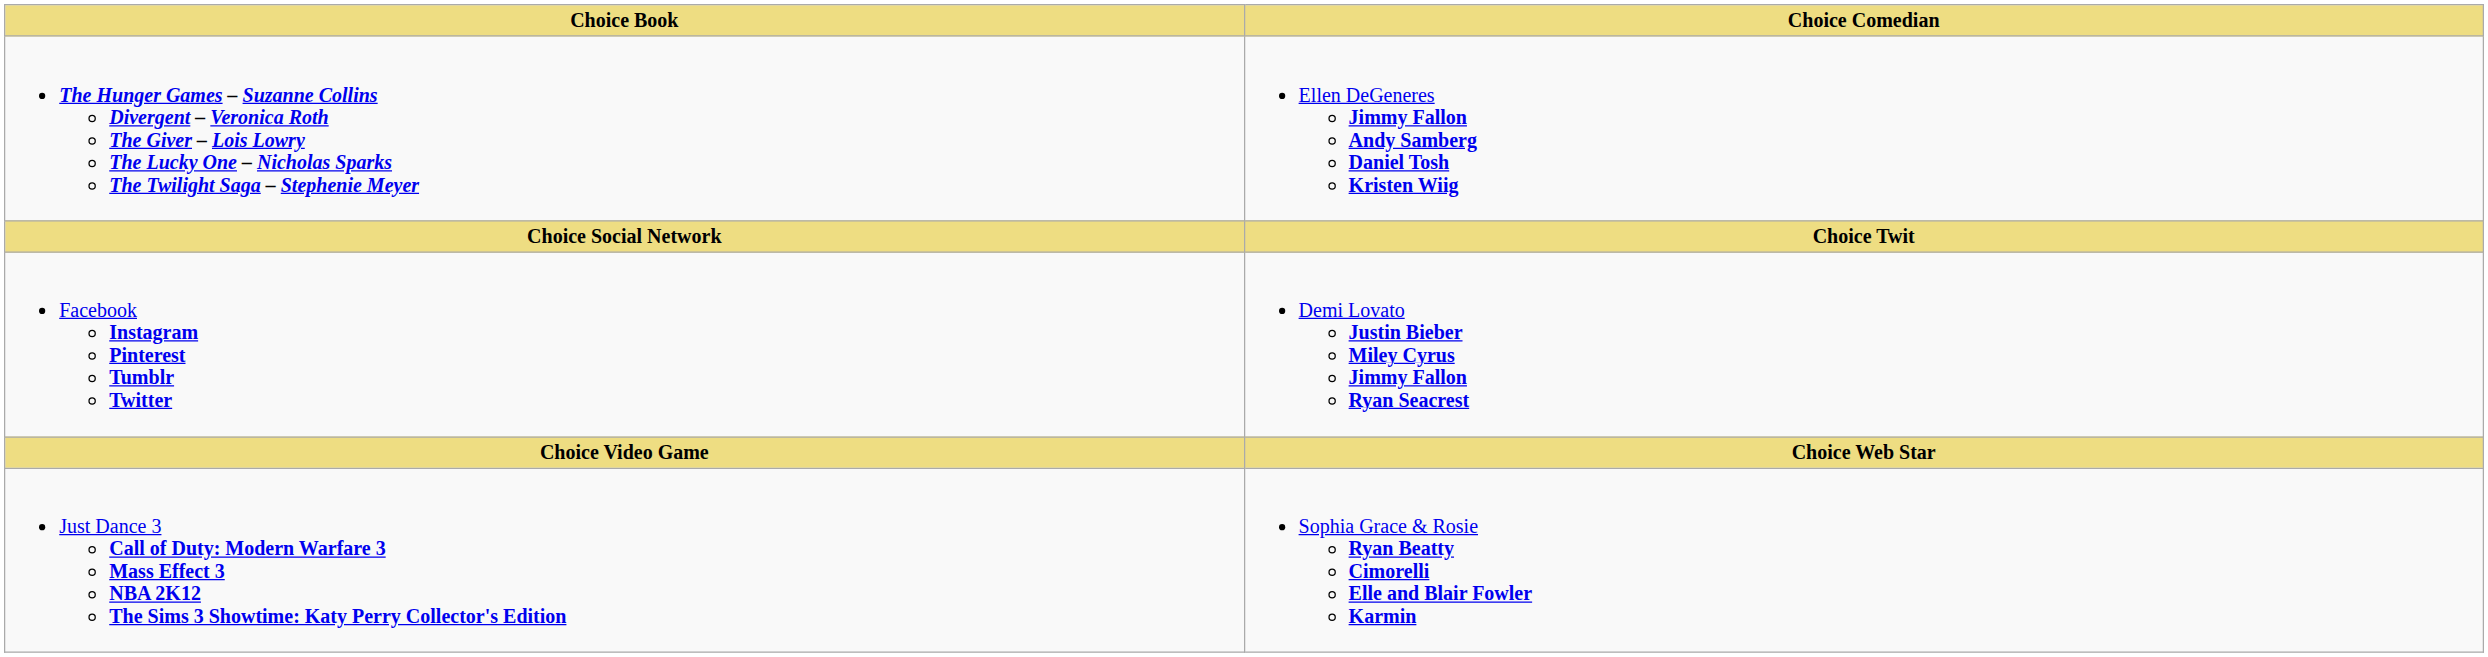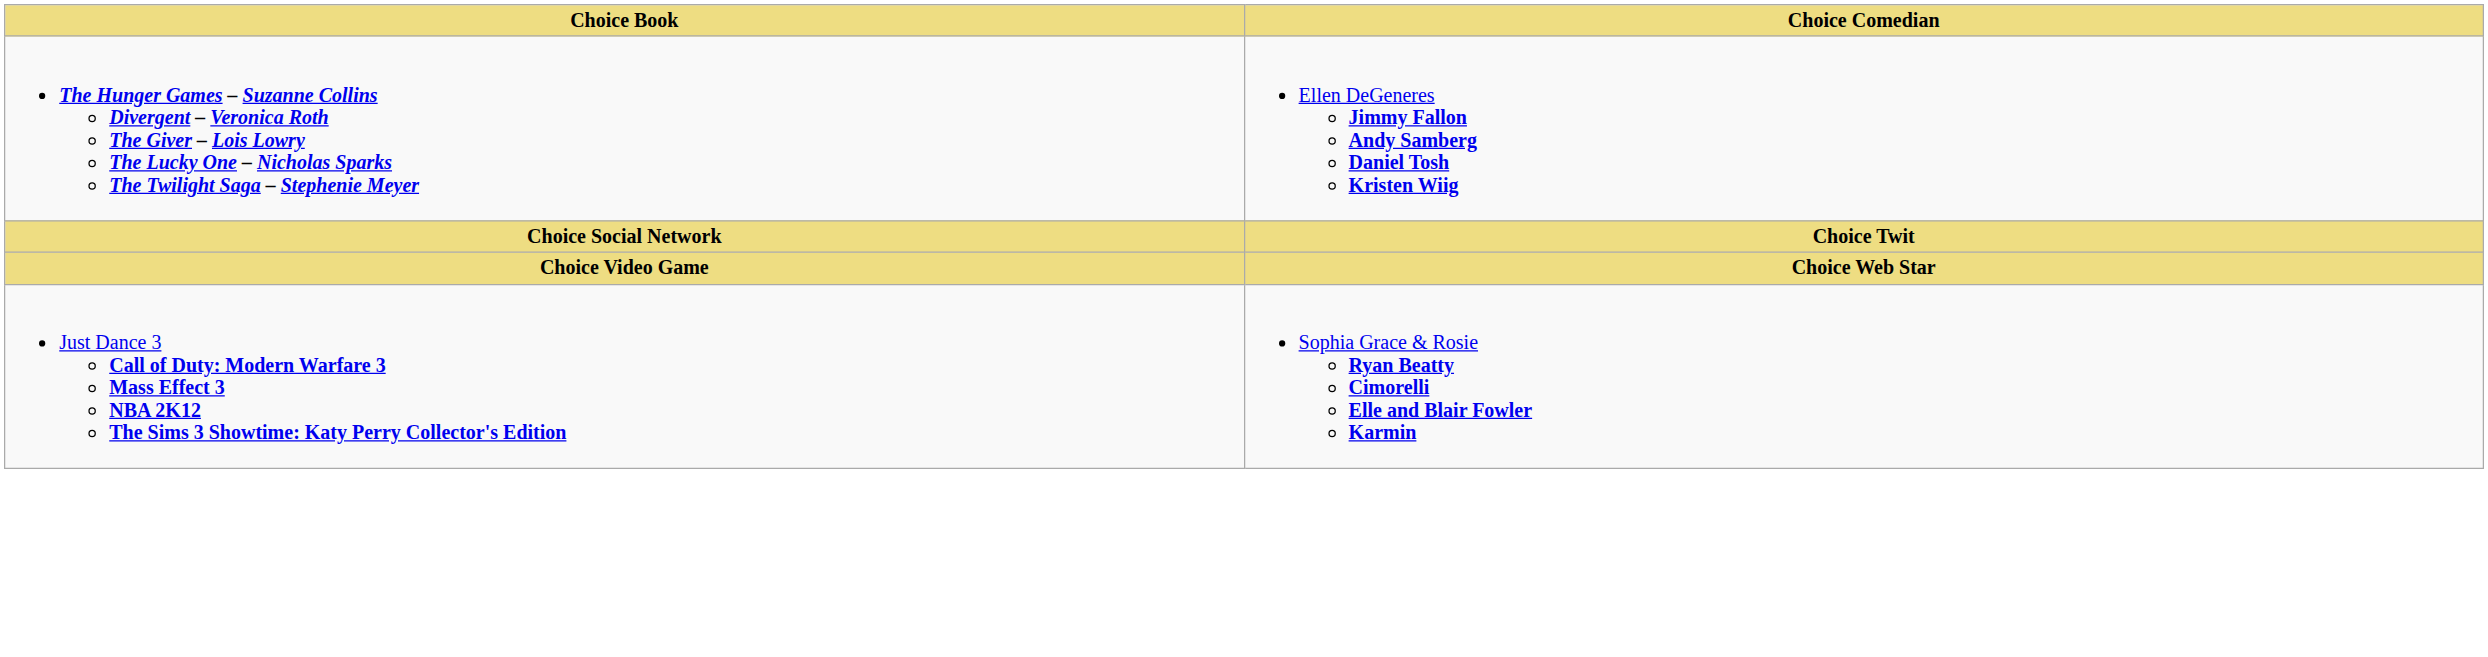- row: (624, 356)
